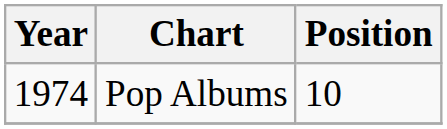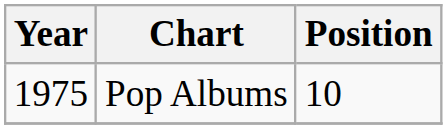(51, 92) 1974 -> (51, 92) 1975
